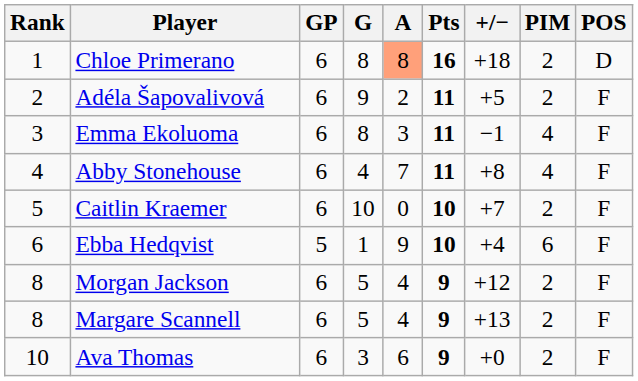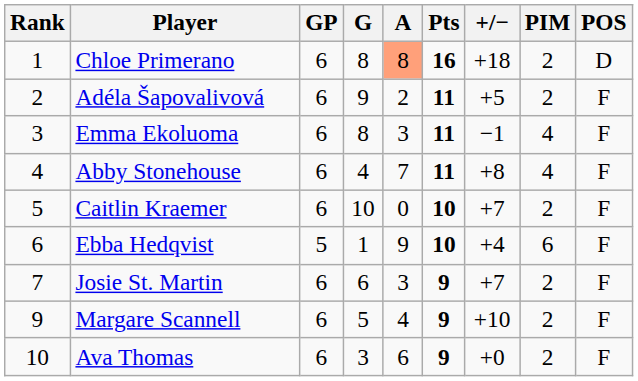+ row: (149, 282)
- row: (152, 282)
(37, 319) 8 -> (37, 319) 9
(492, 319) +13 -> (492, 319) +10
